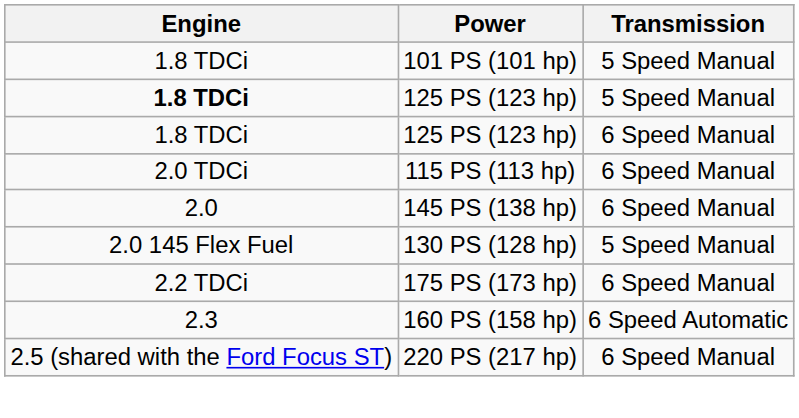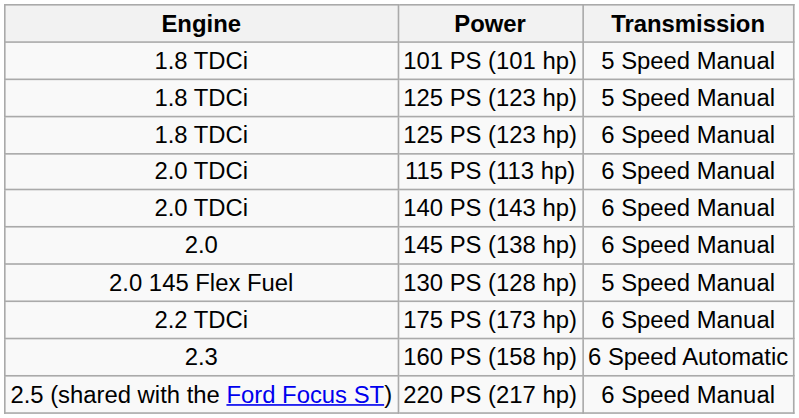(201, 97) bold -> (201, 97) normal
+ row: (490, 208)
